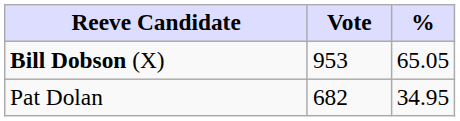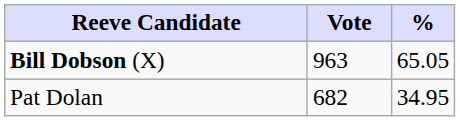(330, 60) 953 -> (330, 60) 963
